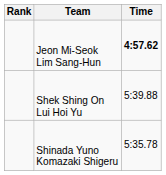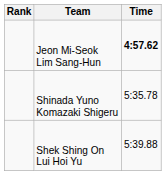rows swapped: (77, 156) <-> (70, 106)
